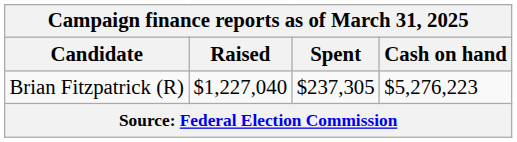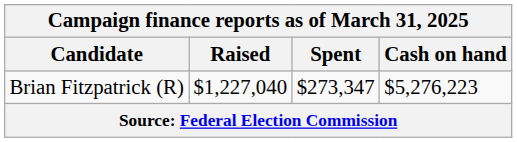(336, 86) $237,305 -> (336, 86) $273,347
